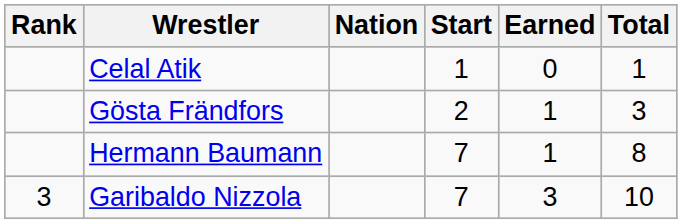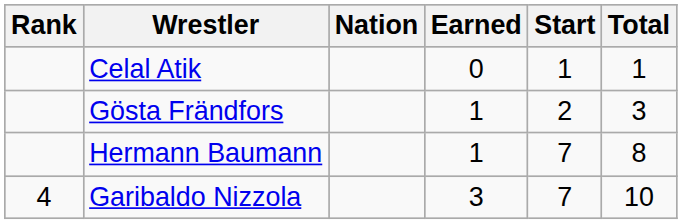columns swapped: (461, 25) <-> (550, 25)
(44, 196) 3 -> (44, 196) 4
